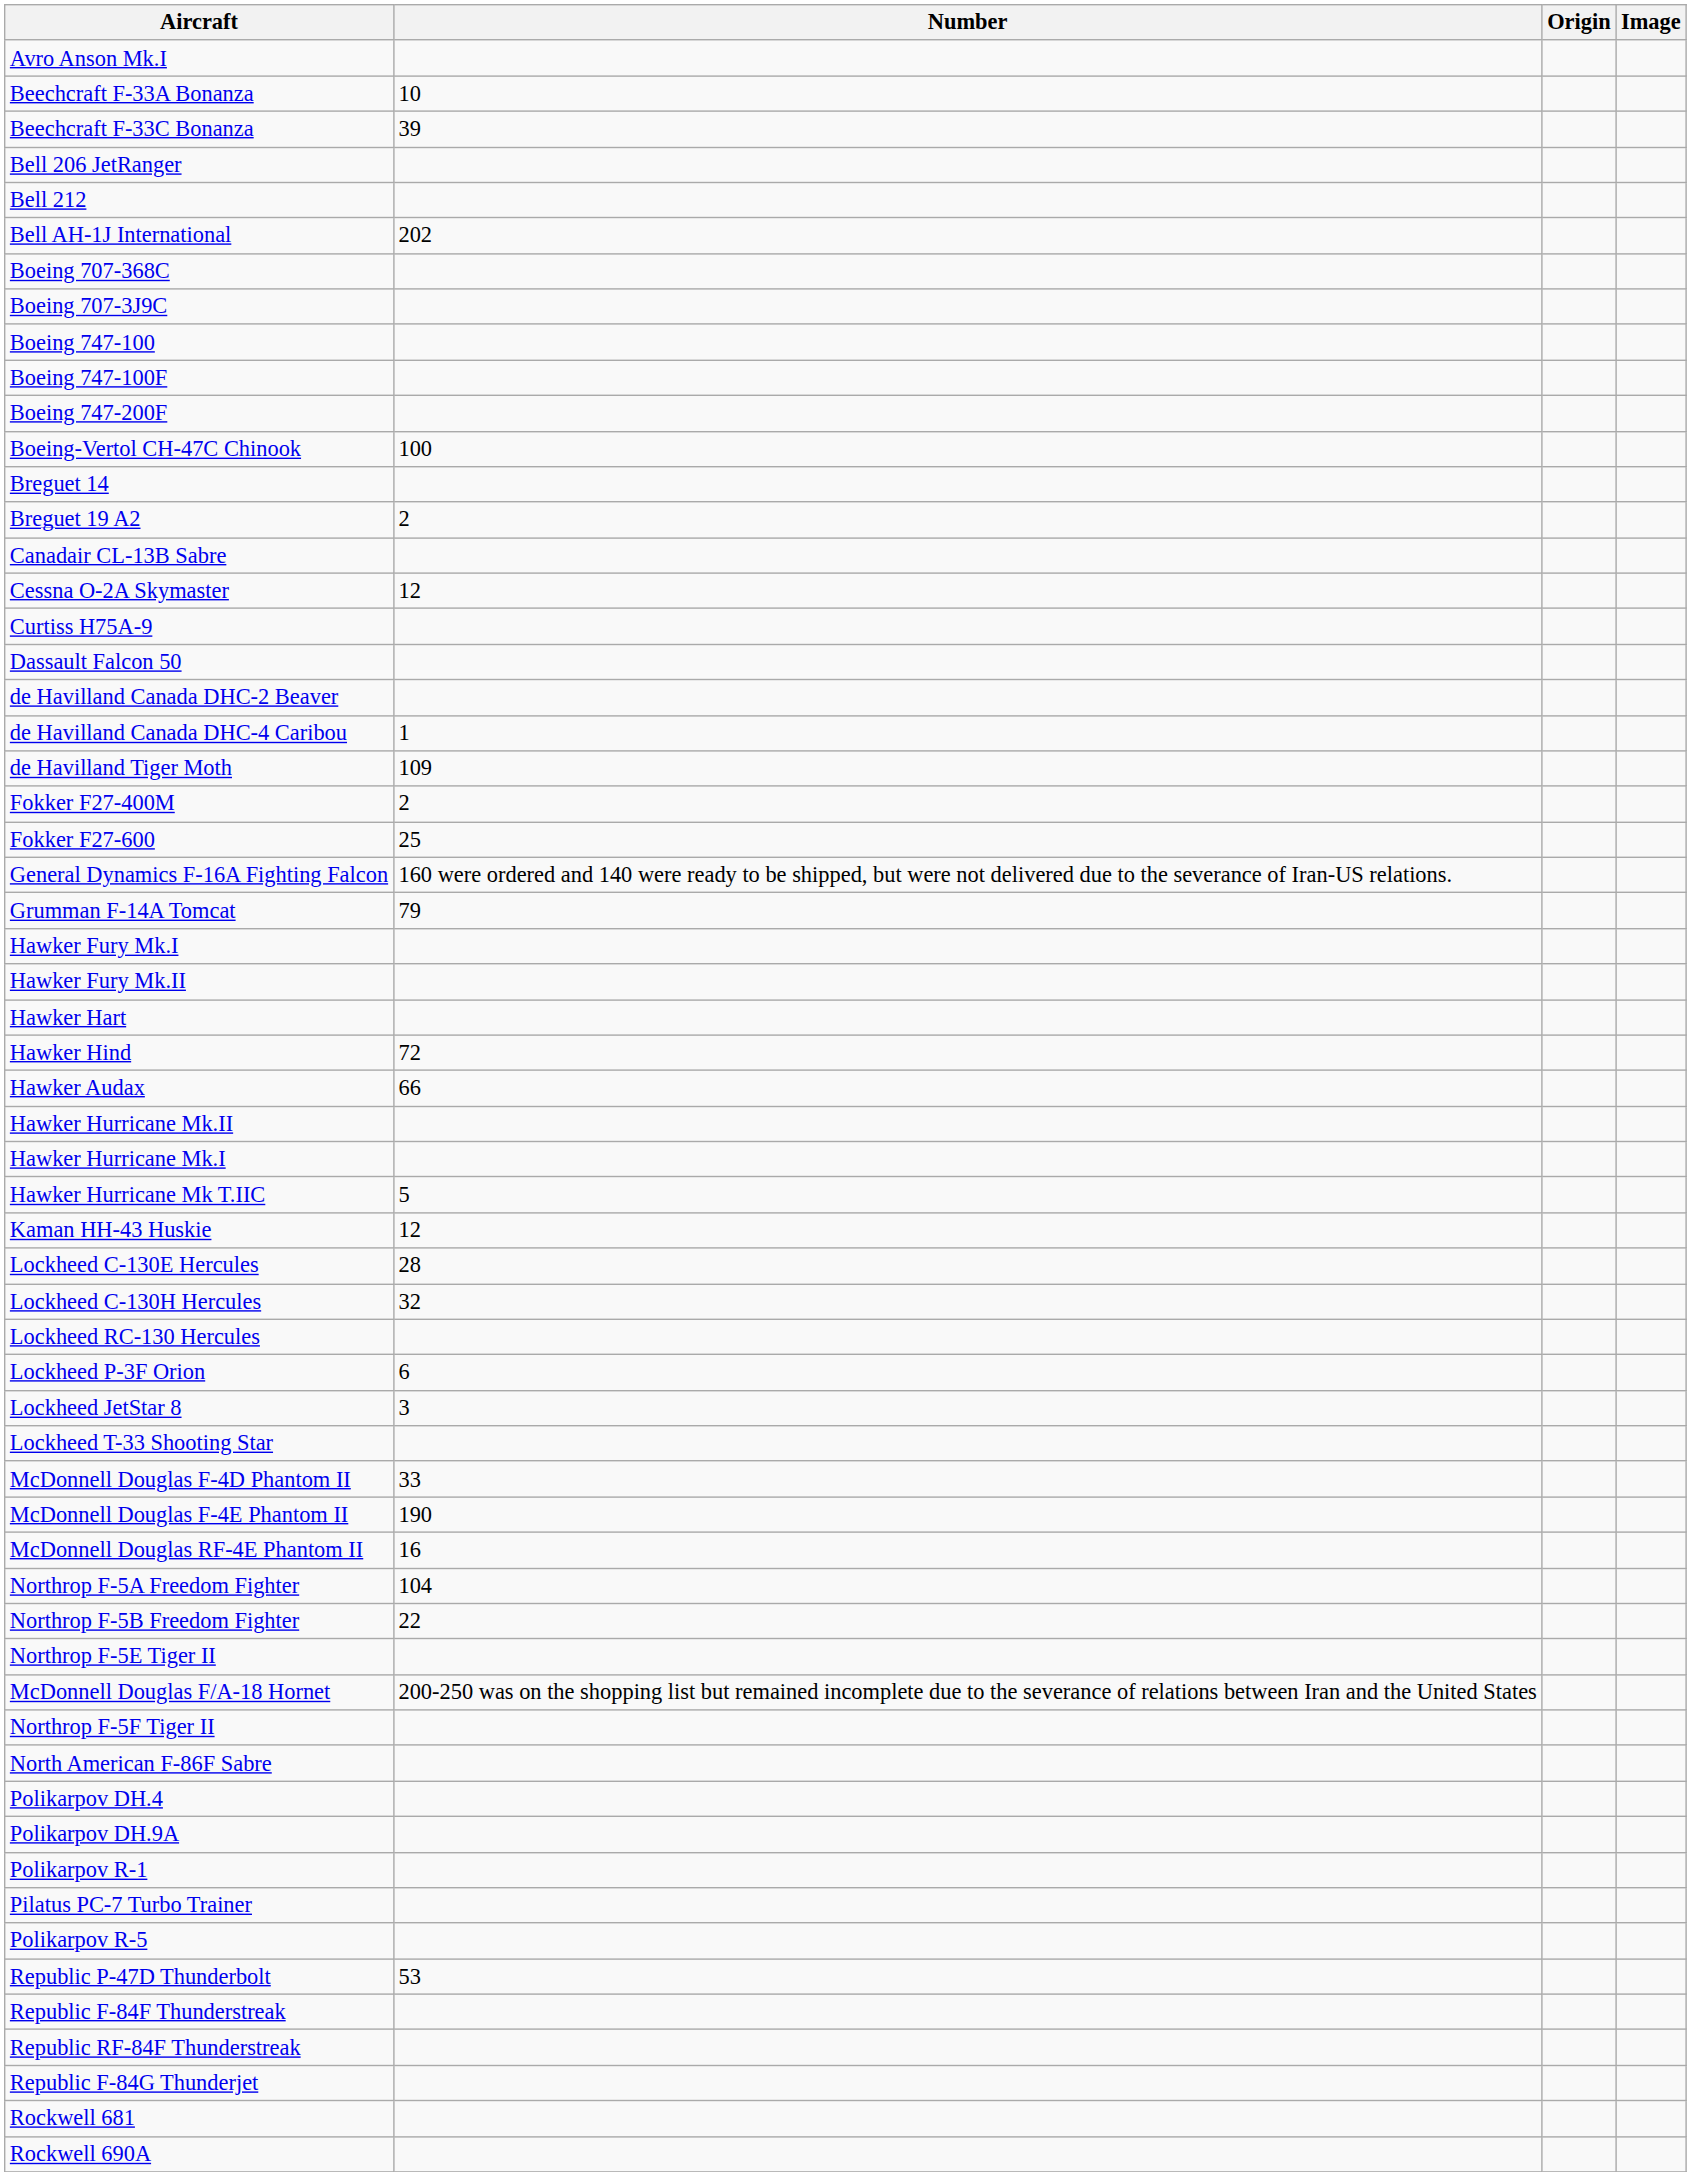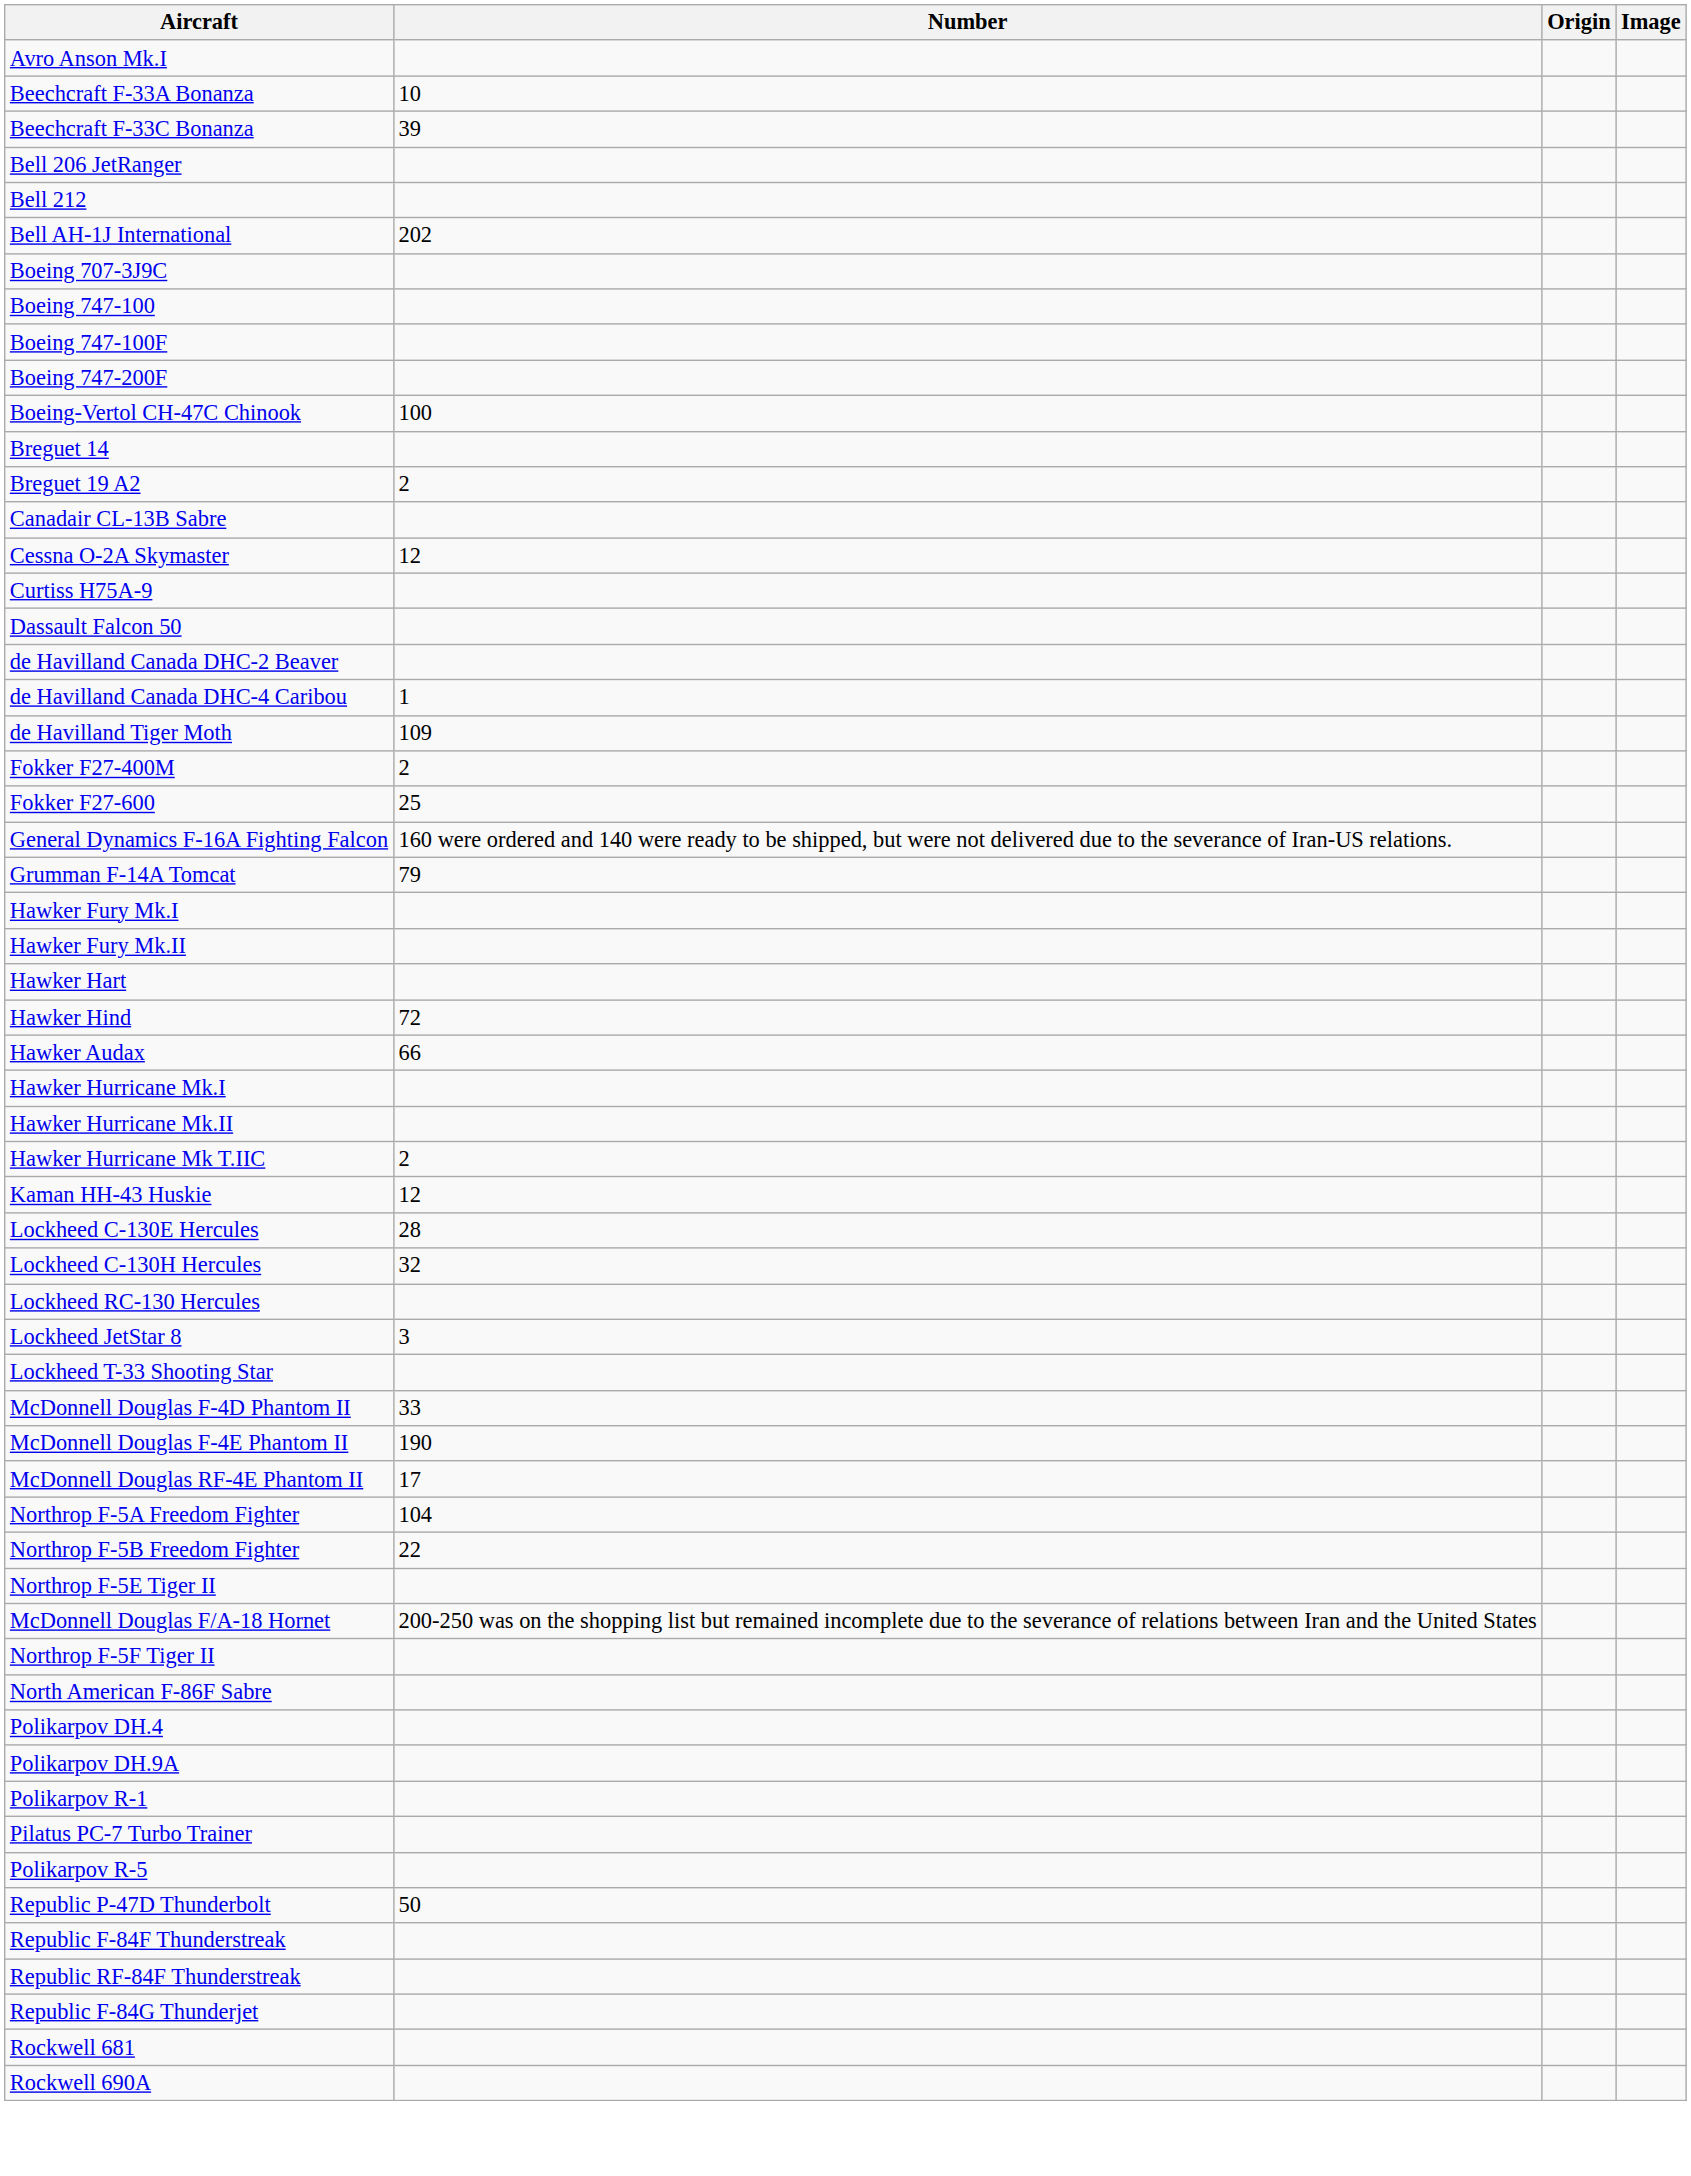- row: (90, 270)
rows swapped: (118, 1159) <-> (122, 1123)
(404, 1194) 5 -> (404, 1159) 2
- row: (108, 1372)
(410, 1549) 16 -> (410, 1478) 17
(410, 1976) 53 -> (410, 1905) 50
